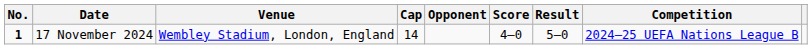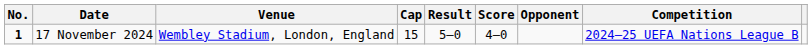columns swapped: (457, 14) <-> (557, 14)
(411, 34) 14 -> (411, 34) 15
